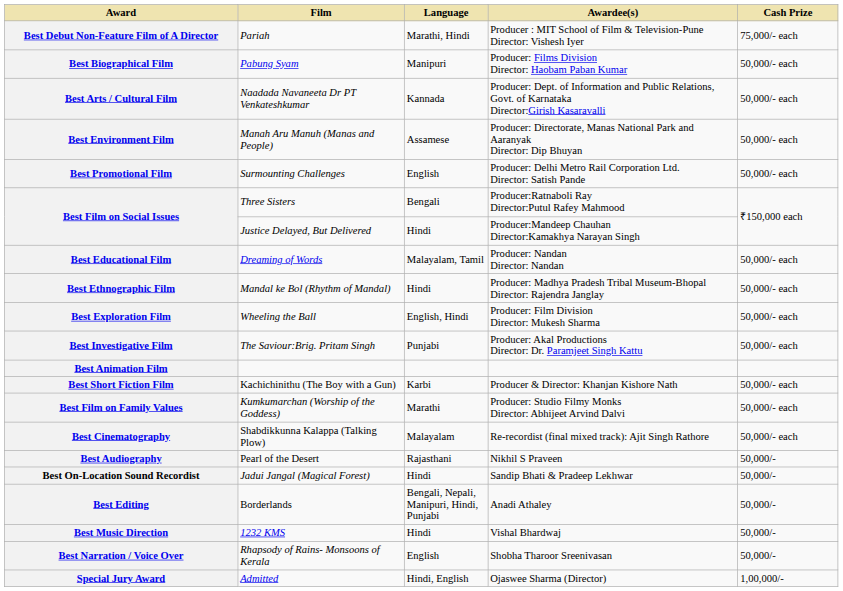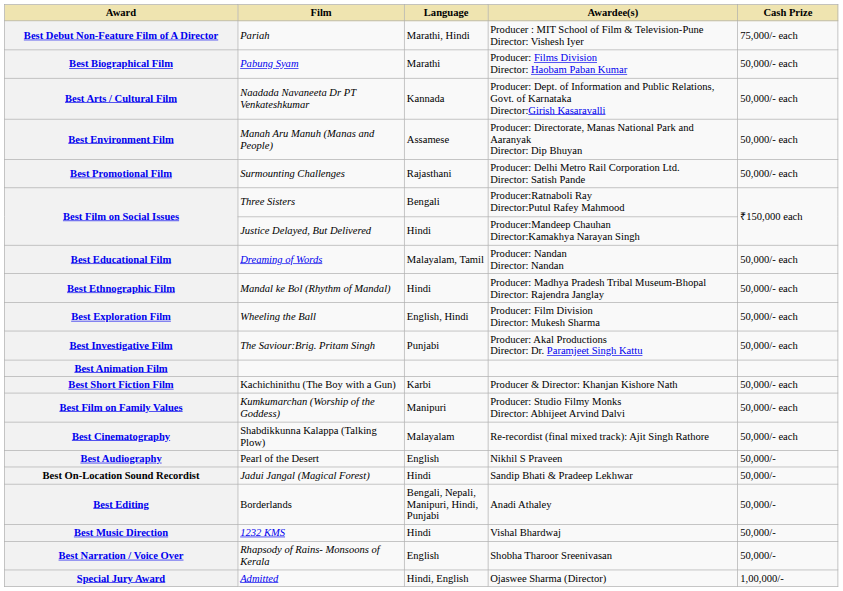(427, 64) Manipuri -> (424, 64) Marathi
(423, 173) English -> (429, 173) Rajasthani
(424, 407) Marathi -> (427, 407) Manipuri
(429, 459) Rajasthani -> (423, 459) English
